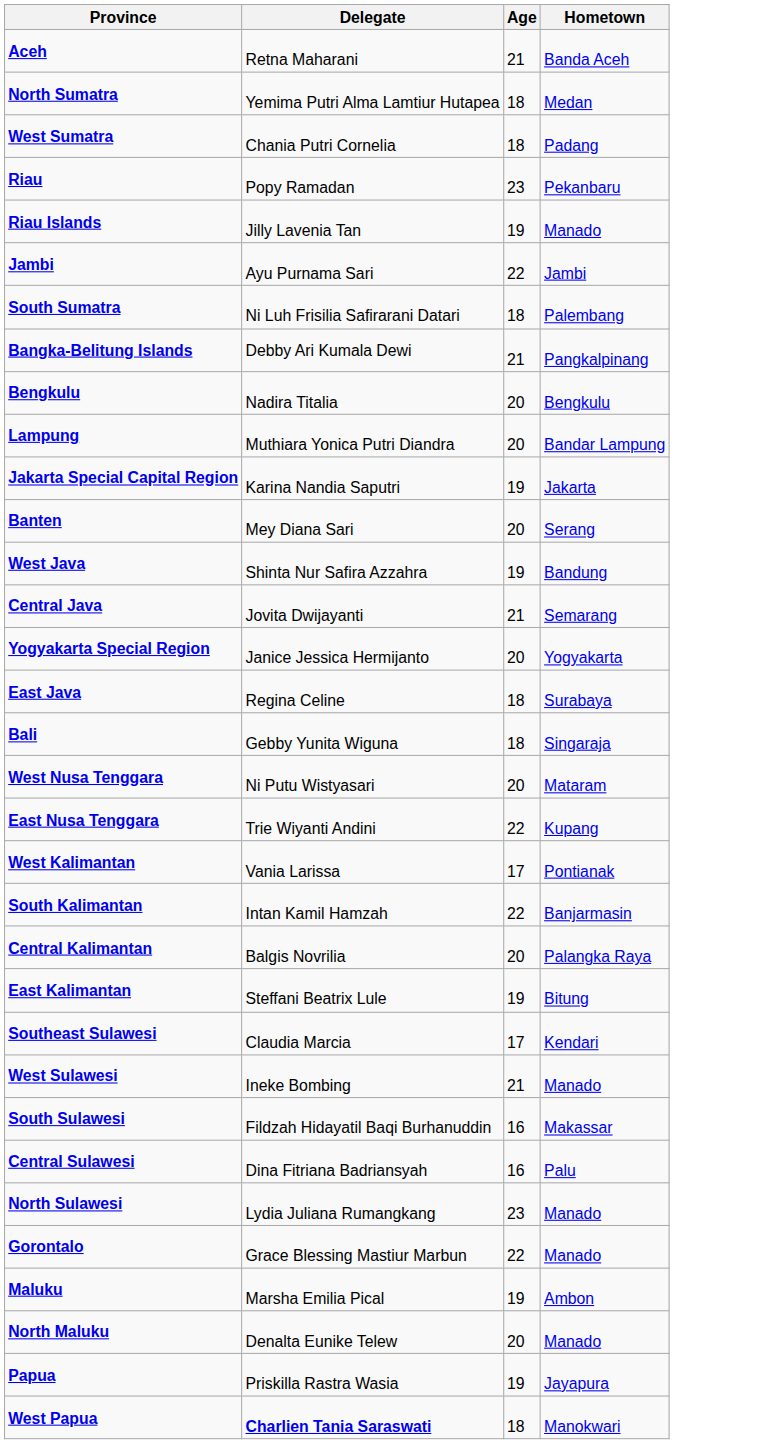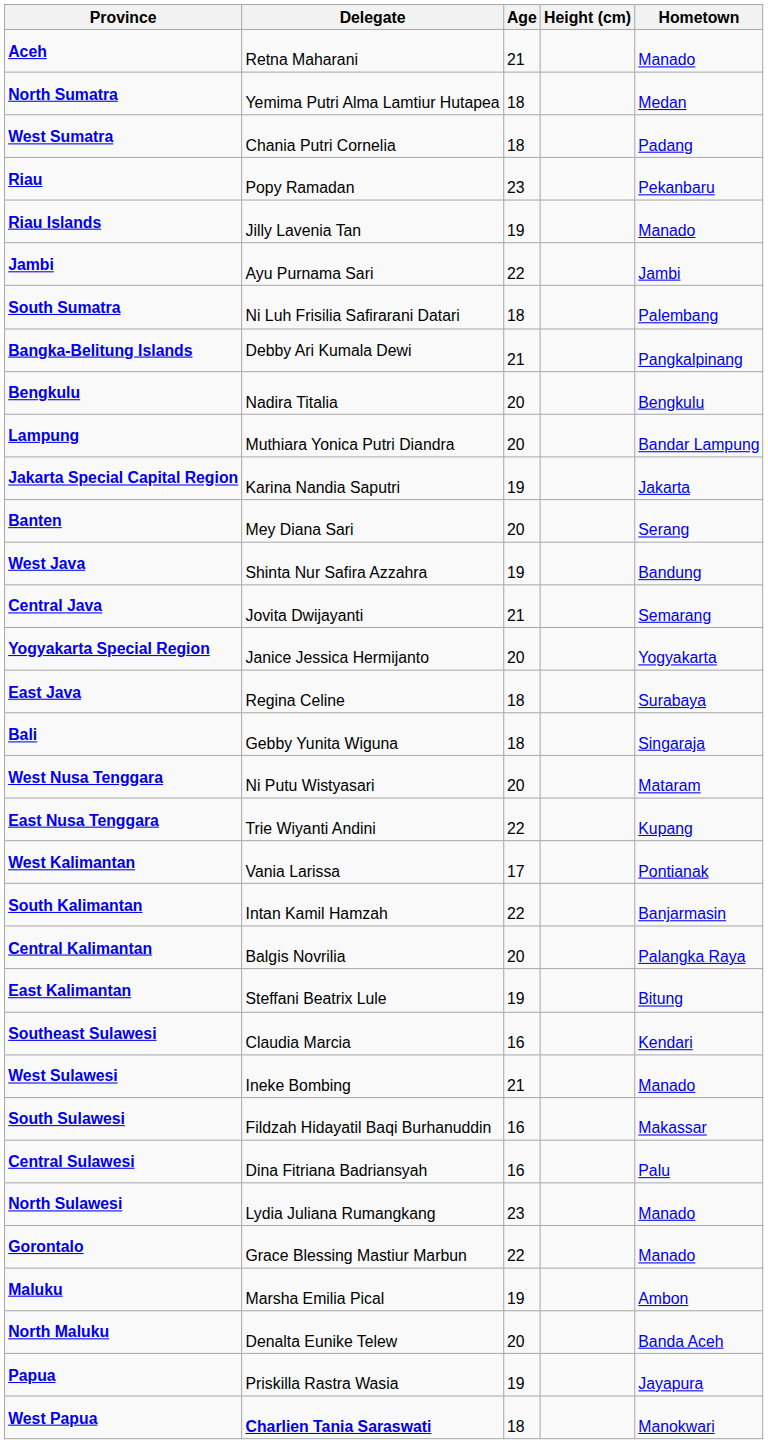+ column: (588, 17)
(587, 60) Banda Aceh -> (667, 60) Manado
(516, 1042) 17 -> (516, 1042) 16
(573, 1341) Manado -> (681, 1341) Banda Aceh
